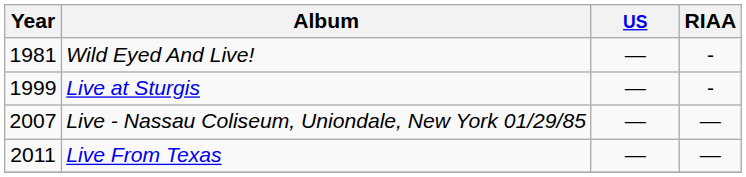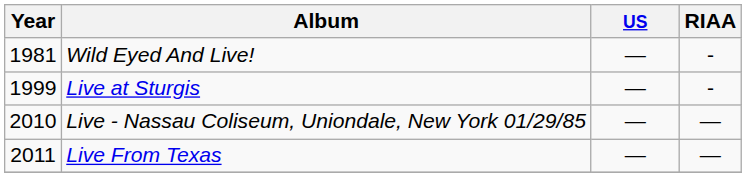(33, 121) 2007 -> (33, 121) 2010
